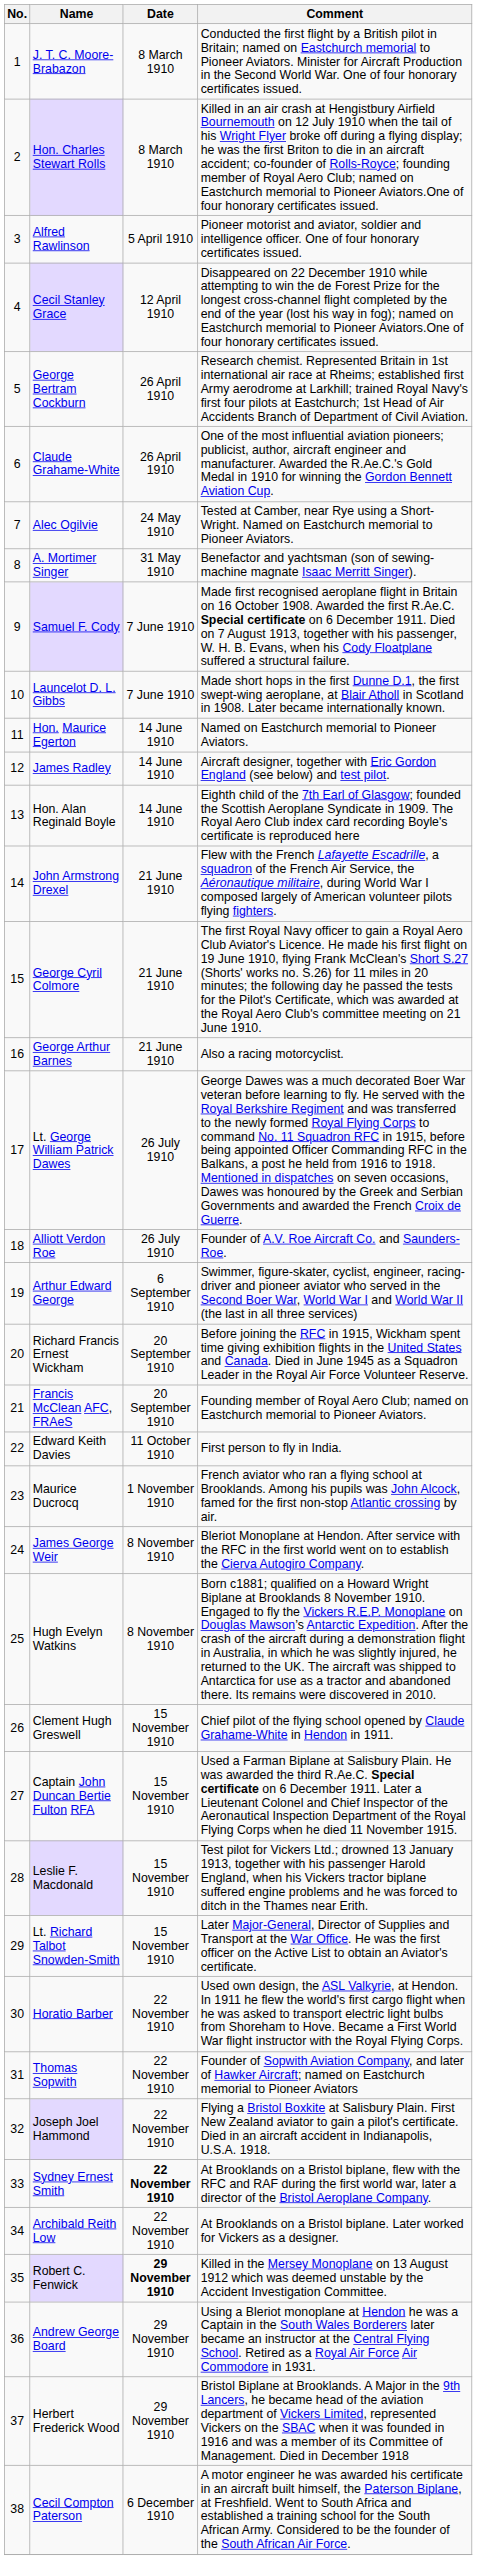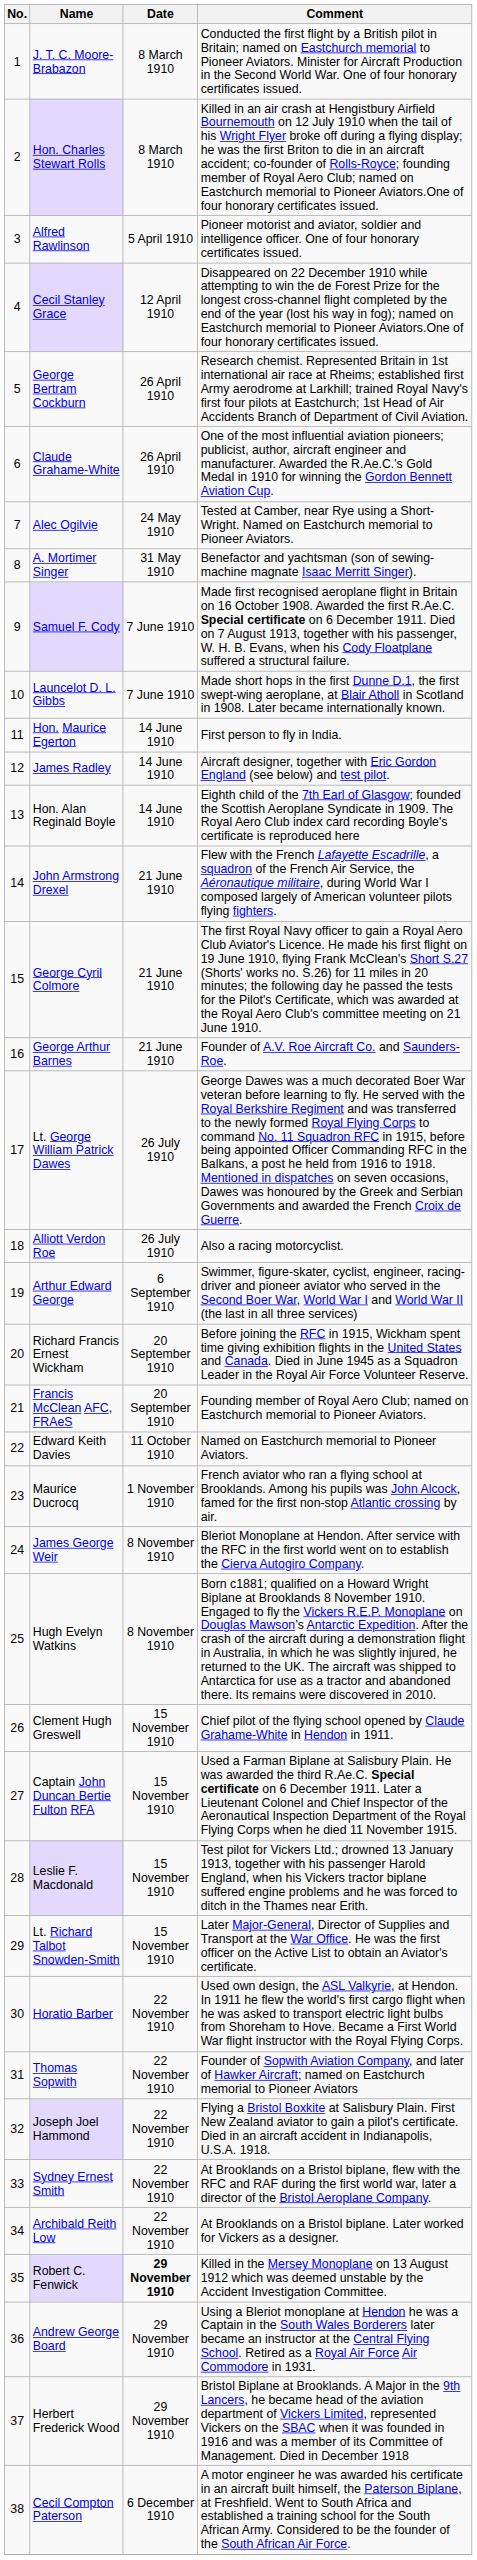(318, 735) Named on Eastchurch memorial to Pioneer Aviators. -> (271, 735) First person to fly in India.
(272, 1054) Also a racing motorcyclist. -> (330, 1054) Founder of A.V. Roe Aircraft Co. and Saunders-Roe.
(330, 1246) Founder of A.V. Roe Aircraft Co. and Saunders-Roe. -> (272, 1246) Also a racing motorcyclist.
(271, 1448) First person to fly in India. -> (318, 1448) Named on Eastchurch memorial to Pioneer Aviators.
(160, 2183) bold -> (160, 2183) normal
